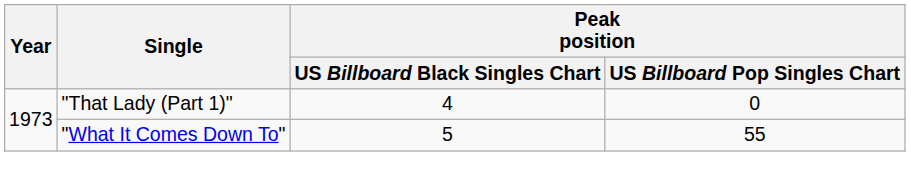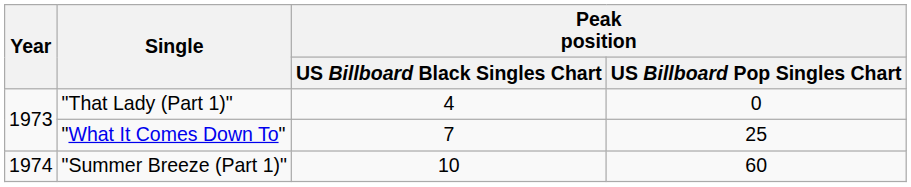(447, 134) 5 -> (449, 134) 7
(755, 134) 55 -> (756, 134) 25
+ row: (174, 165)
